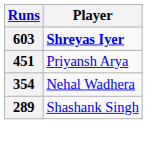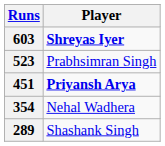+ row: (24, 61)
(87, 61) normal -> (91, 84) bold
